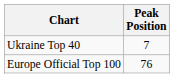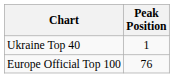(146, 45) 7 -> (146, 45) 1
